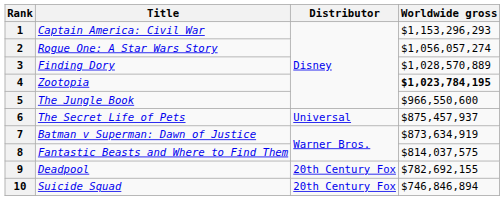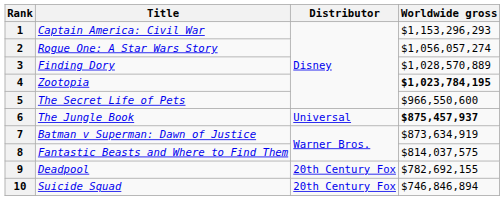(86, 100) The Jungle Book -> (112, 100) The Secret Life of Pets
(112, 117) The Secret Life of Pets -> (86, 117) The Jungle Book
(440, 117) normal -> (440, 117) bold
